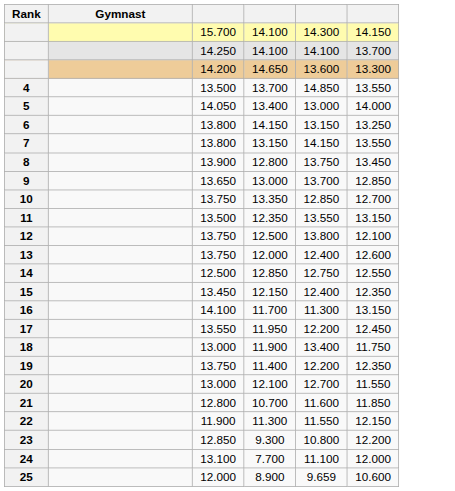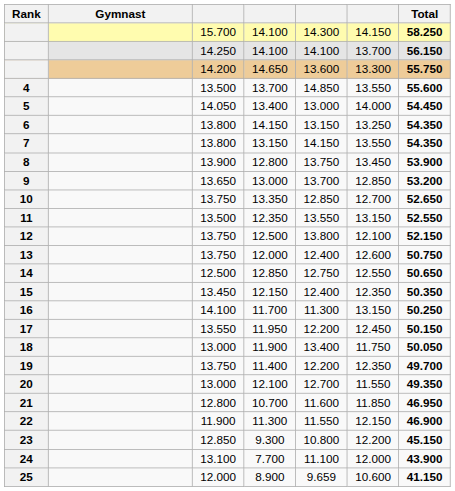+ column: (425, 14)
